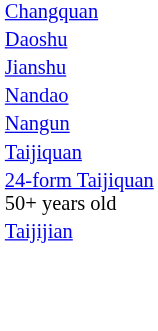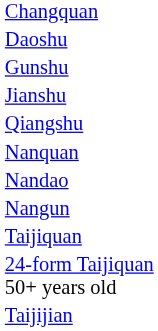+ row: (37, 67)
+ row: (44, 123)
+ row: (42, 152)
